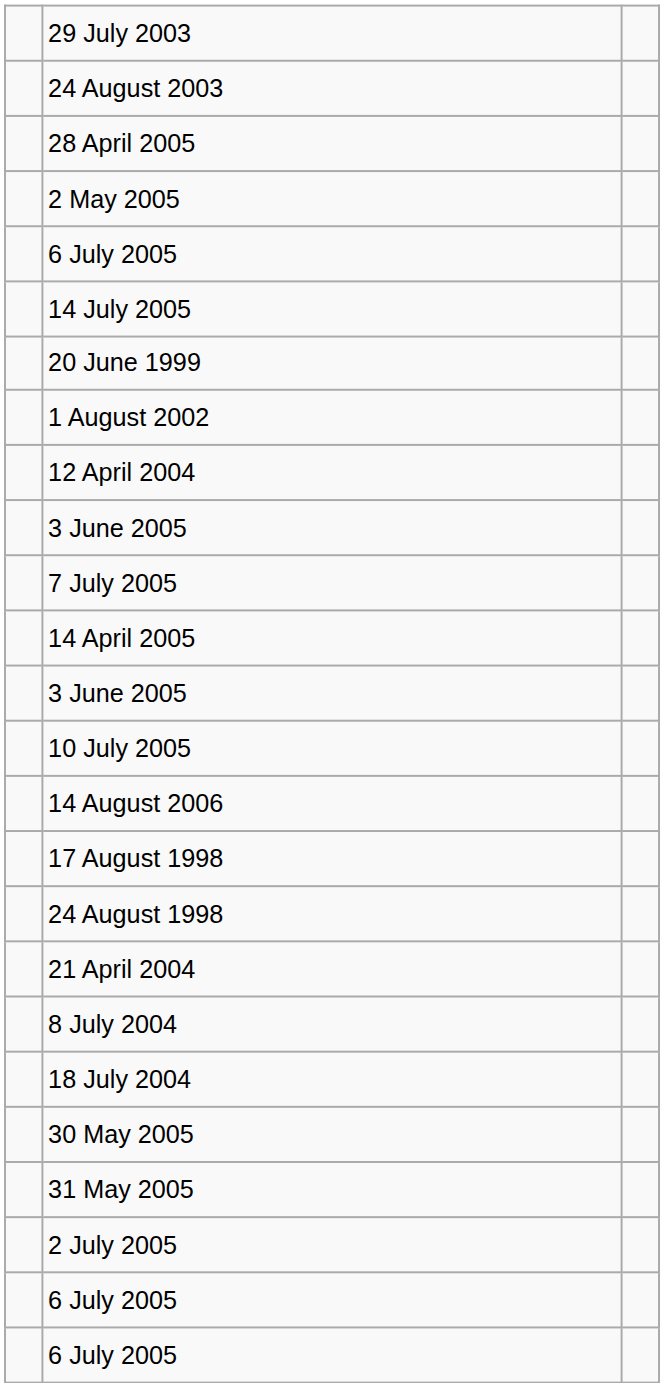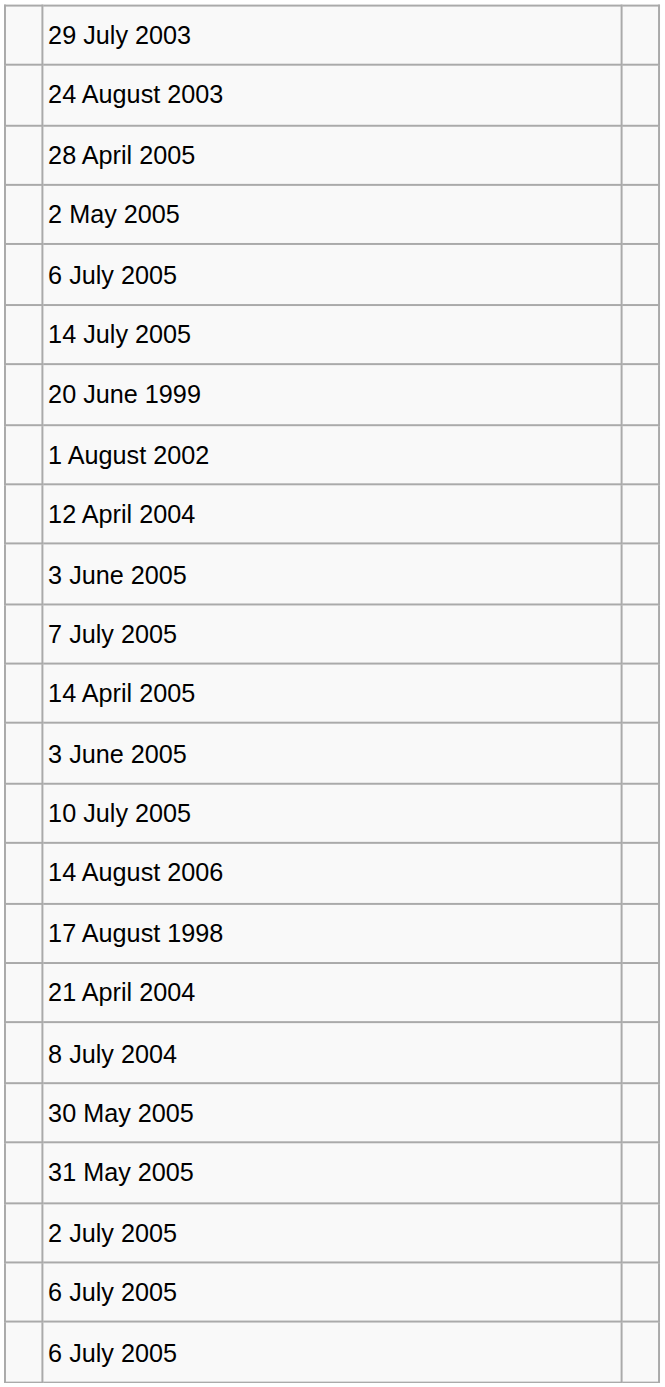- row: (24, 914)
- row: (24, 1079)
